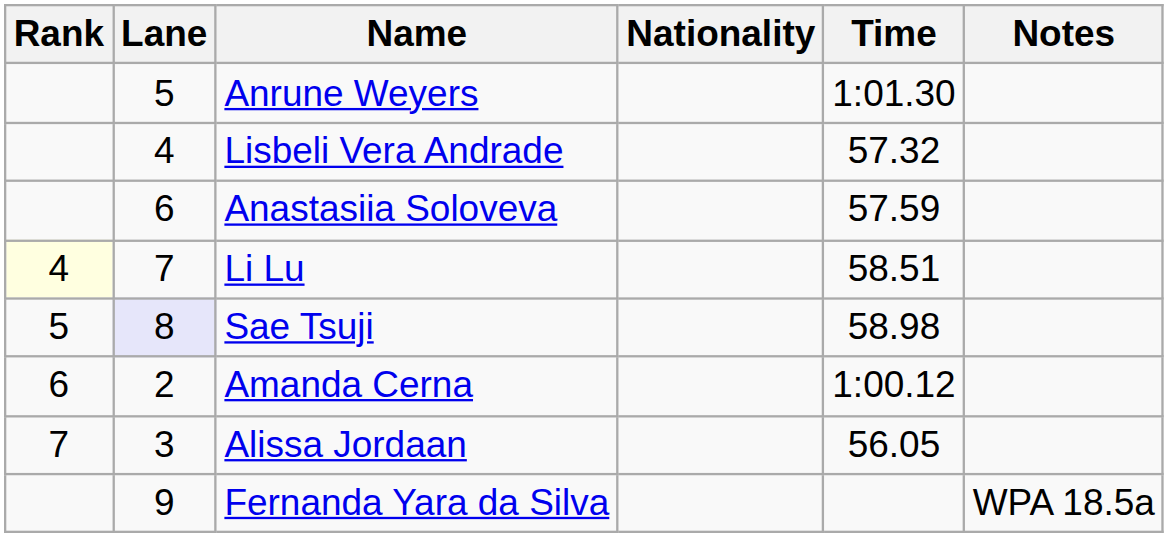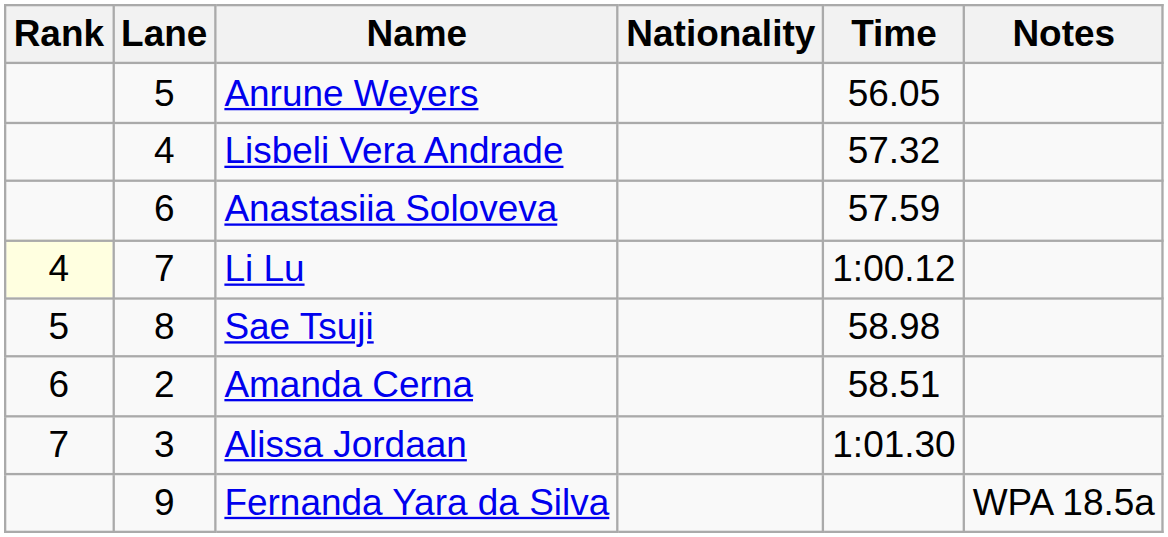(894, 92) 1:01.30 -> (894, 92) 56.05
(894, 268) 58.51 -> (894, 268) 1:00.12
(164, 326) lavender background -> (164, 326) no background
(894, 385) 1:00.12 -> (894, 385) 58.51
(894, 444) 56.05 -> (894, 444) 1:01.30
